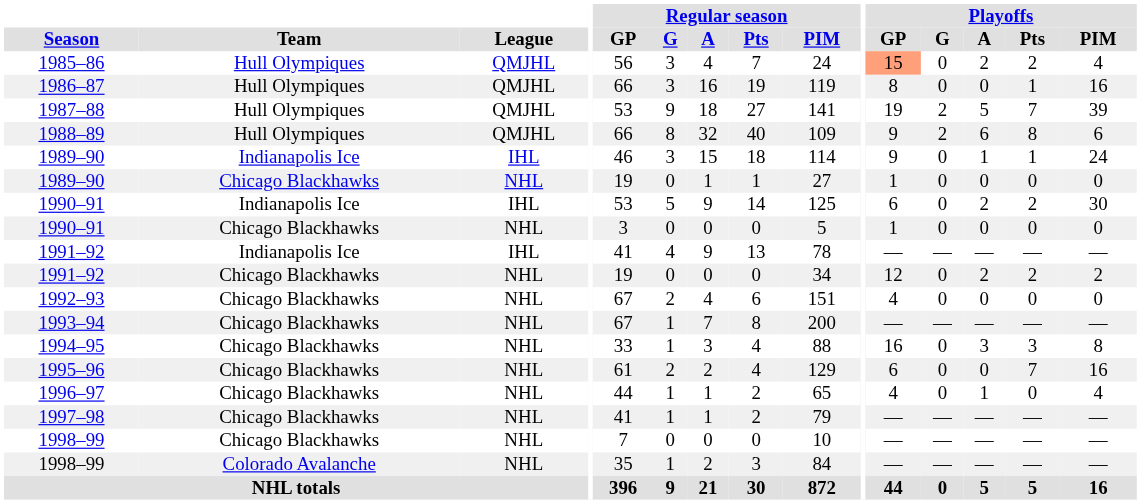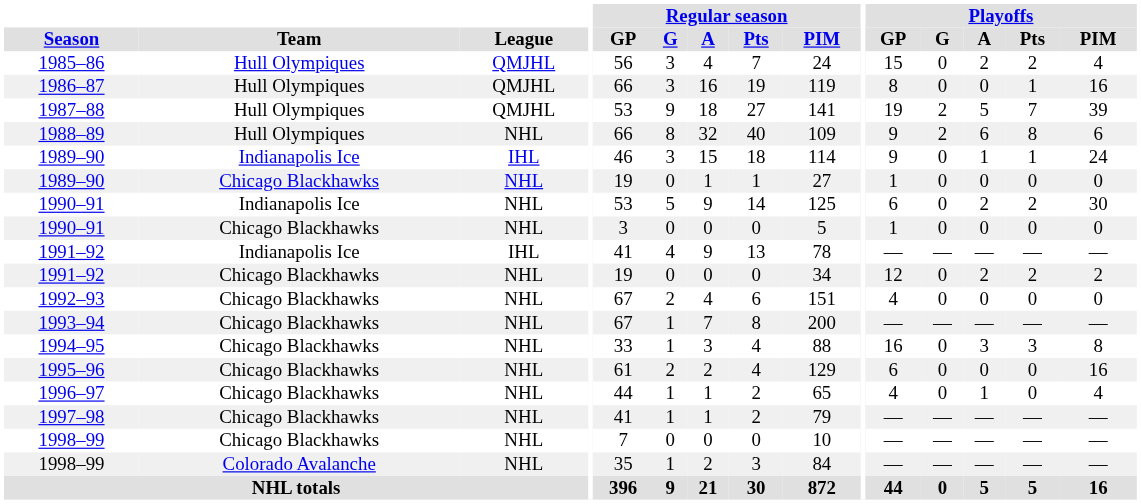(893, 62) lightsalmon background -> (893, 62) no background
(524, 133) QMJHL -> (524, 133) NHL
(524, 204) IHL -> (524, 204) NHL
(1032, 369) 7 -> (1032, 369) 0
